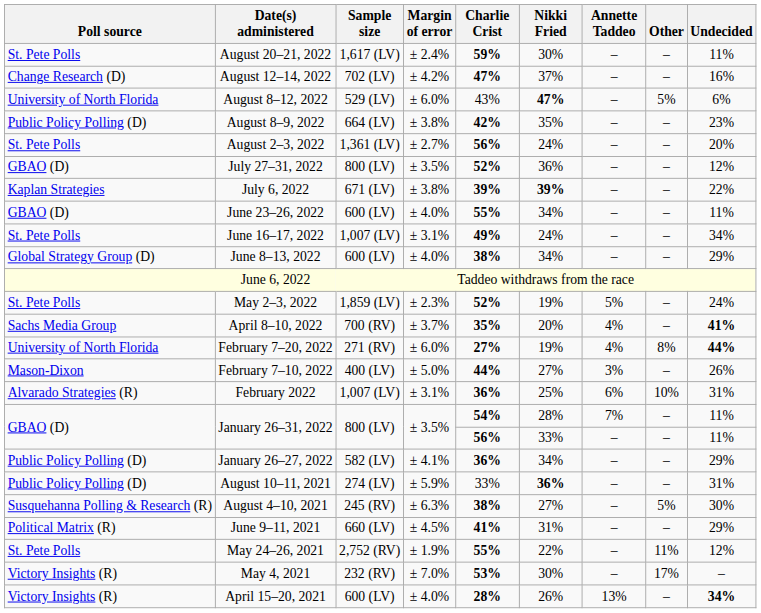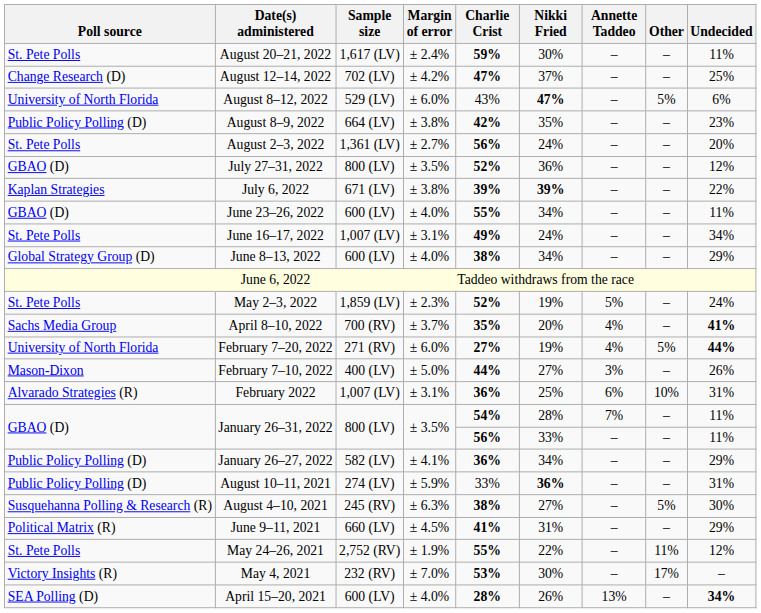(721, 77) 16% -> (721, 77) 25%
(666, 348) 8% -> (666, 348) 5%
(62, 596) Victory Insights (R) -> (53, 596) SEA Polling (D)
